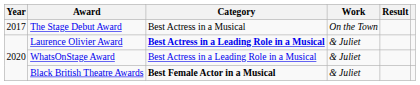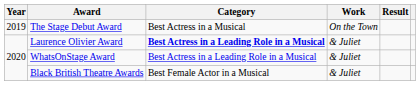(16, 27) 2017 -> (16, 27) 2019
(212, 73) bold -> (209, 73) normal
